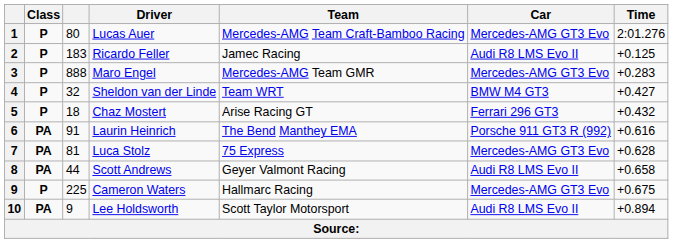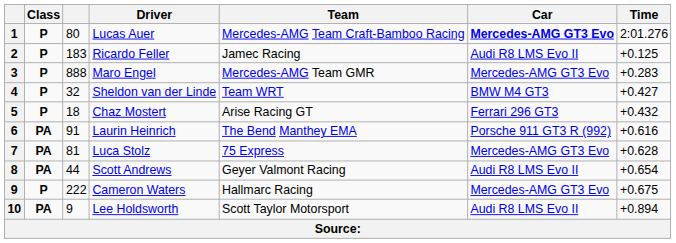(540, 33) normal -> (542, 33) bold
(636, 170) +0.658 -> (639, 170) +0.654
(76, 189) 225 -> (76, 189) 222
